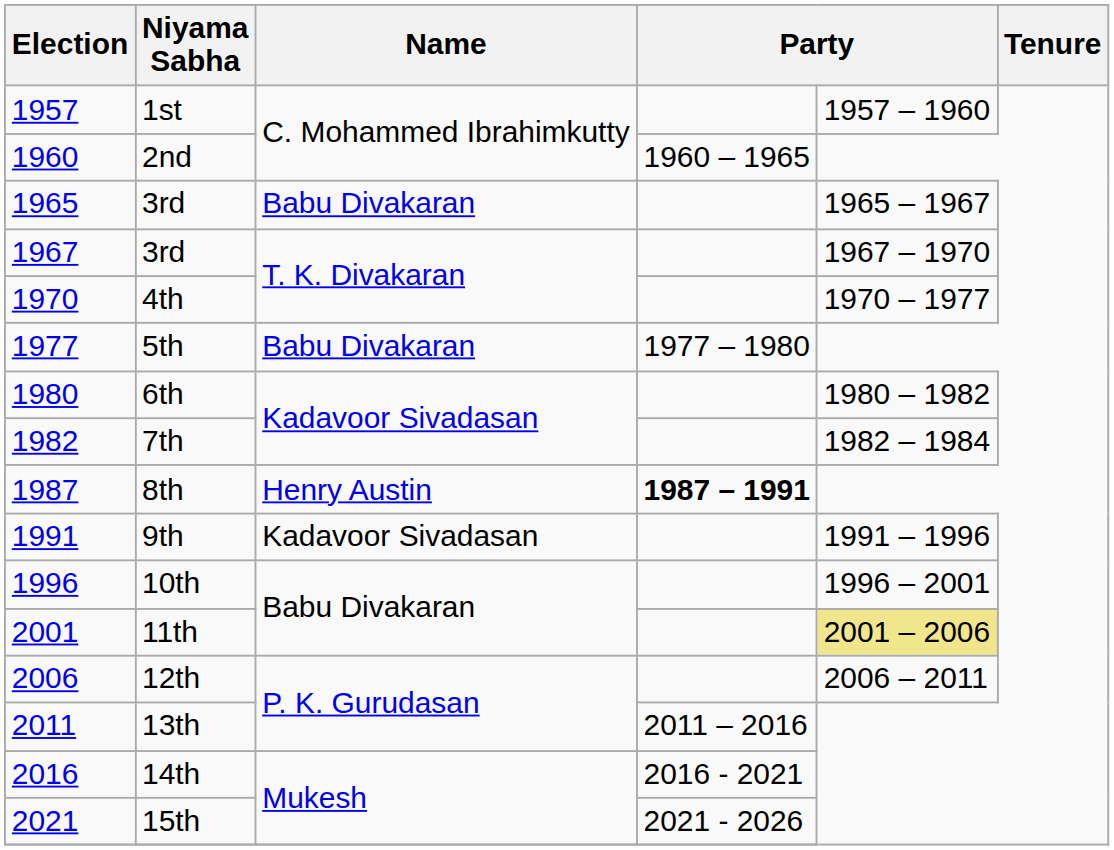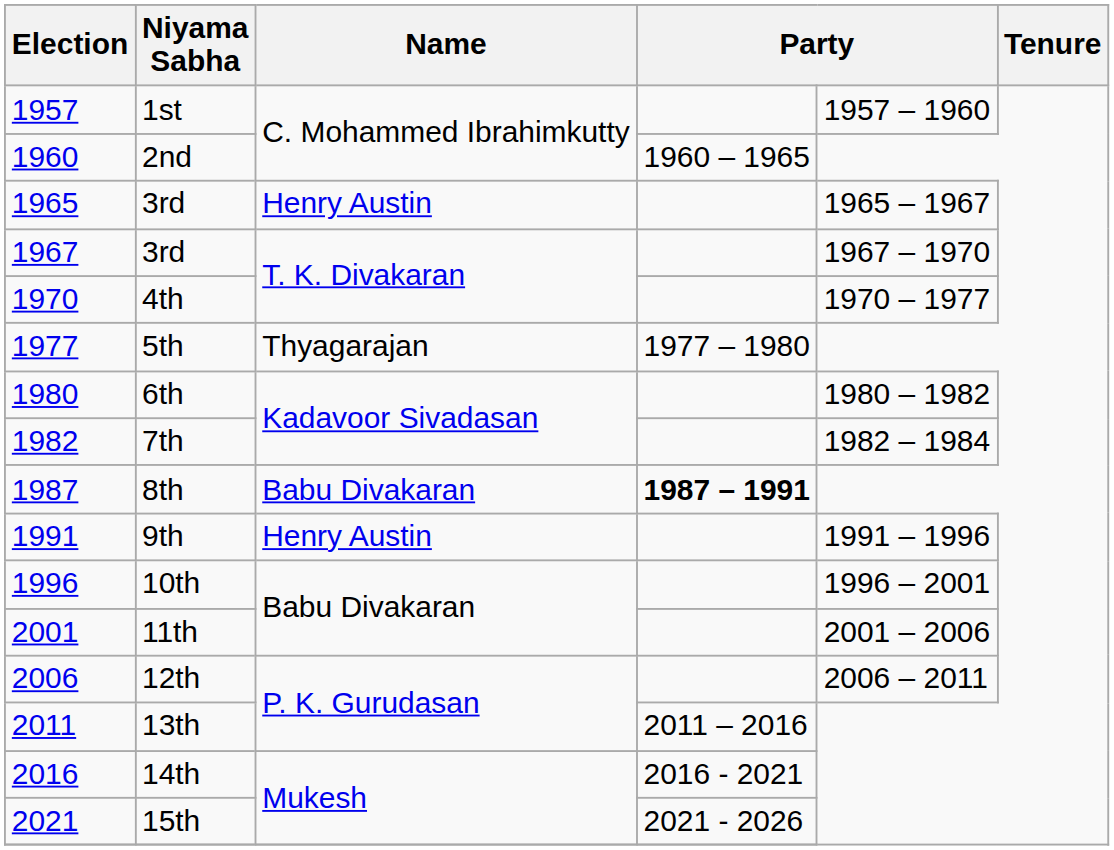(369, 204) Babu Divakaran -> (347, 204) Henry Austin
(369, 346) Babu Divakaran -> (345, 346) Thyagarajan
(347, 488) Henry Austin -> (369, 488) Babu Divakaran
(400, 536) Kadavoor Sivadasan -> (347, 536) Henry Austin
(907, 631) khaki background -> (907, 631) no background
